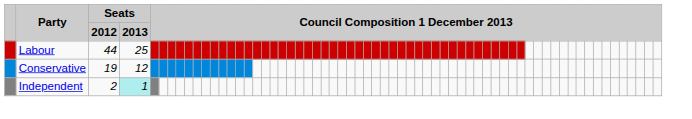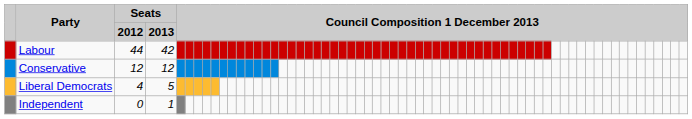(141, 50) 25 -> (168, 50) 42
(110, 68) 19 -> (137, 68) 12
+ row: (65, 86)
(114, 86) 2 -> (140, 104) 0
(145, 86) paleturquoise background -> (171, 104) no background
